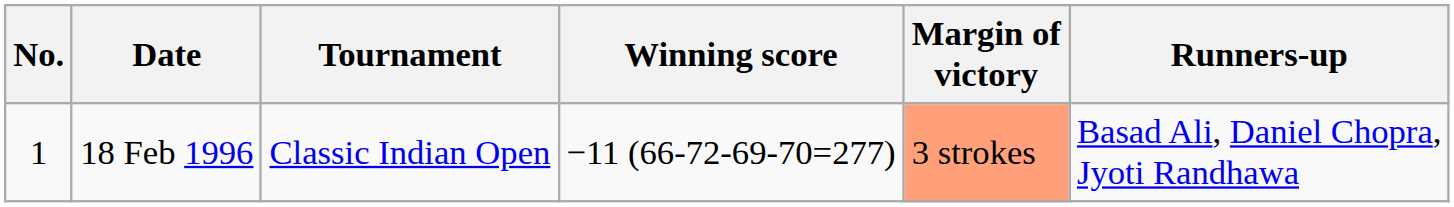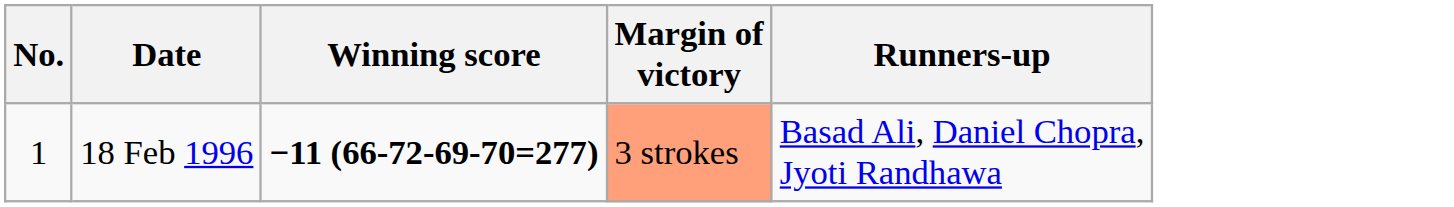- column: (410, 53)
(731, 151) normal -> (434, 151) bold
